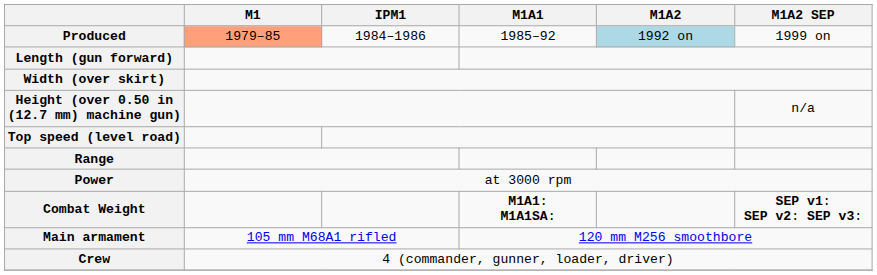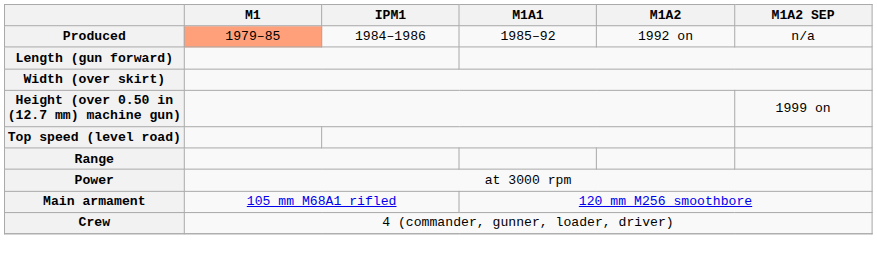(666, 37) lightblue background -> (666, 37) no background
(803, 37) 1999 on -> (803, 37) n/a
(803, 108) n/a -> (803, 108) 1999 on
- row: (94, 209)
